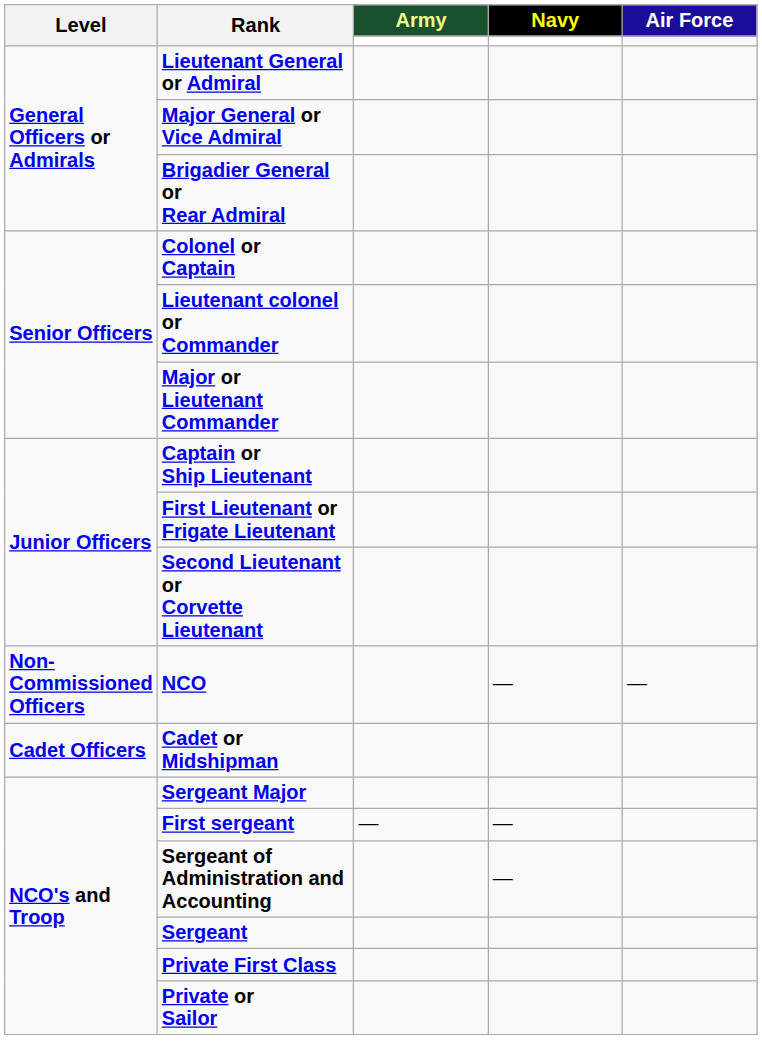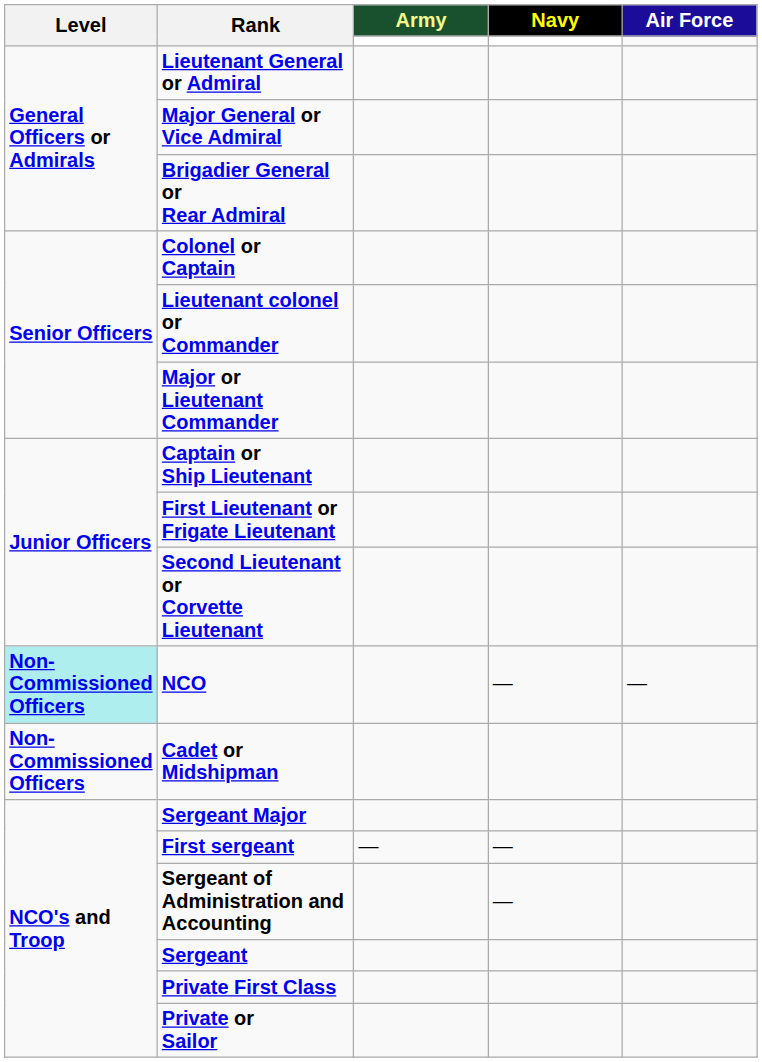(81, 684) no background -> (81, 684) paleturquoise background
(78, 749) Cadet Officers -> (81, 760) Non-Commissioned Officers
